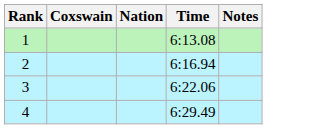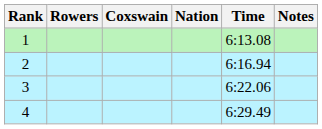+ column: (74, 16)
